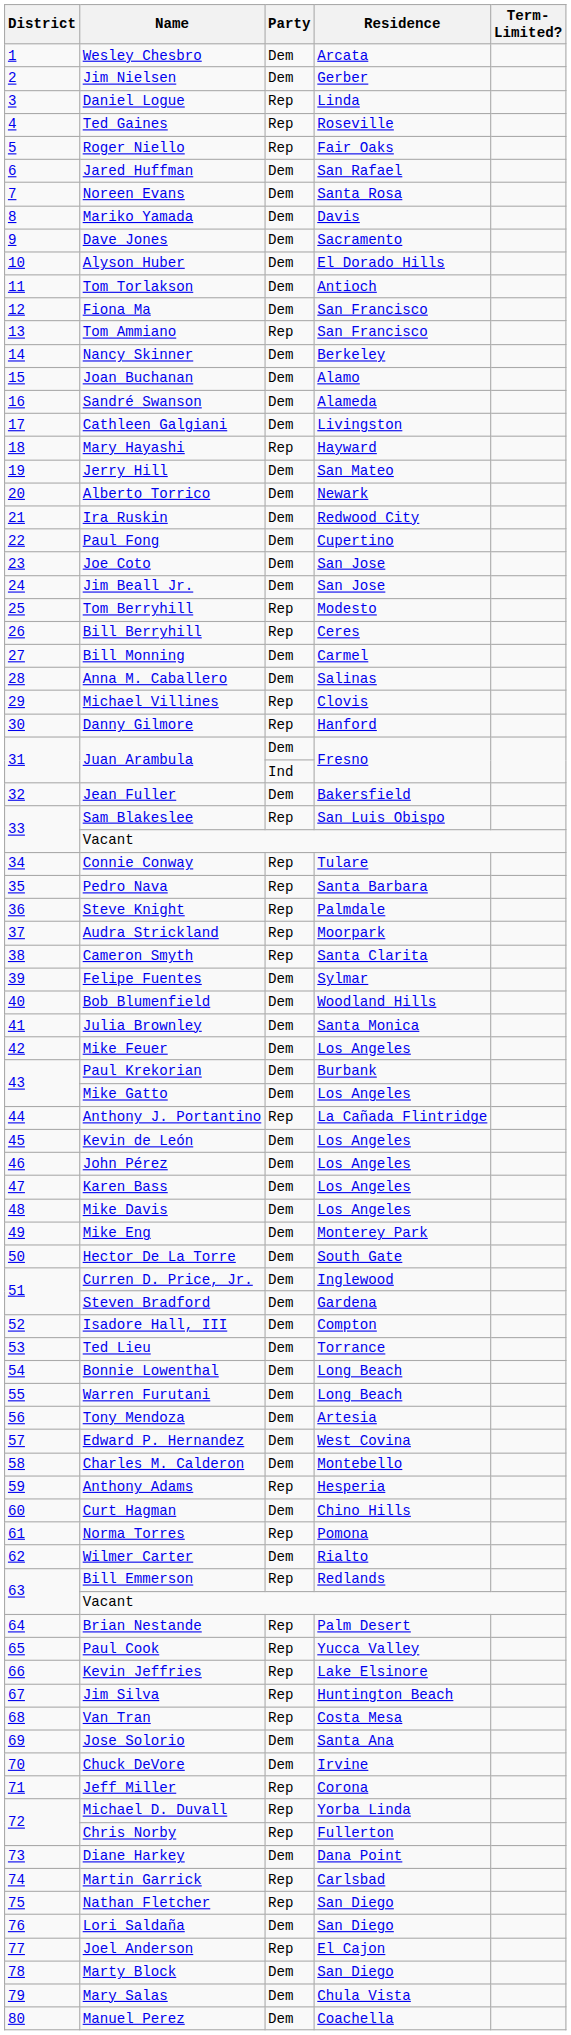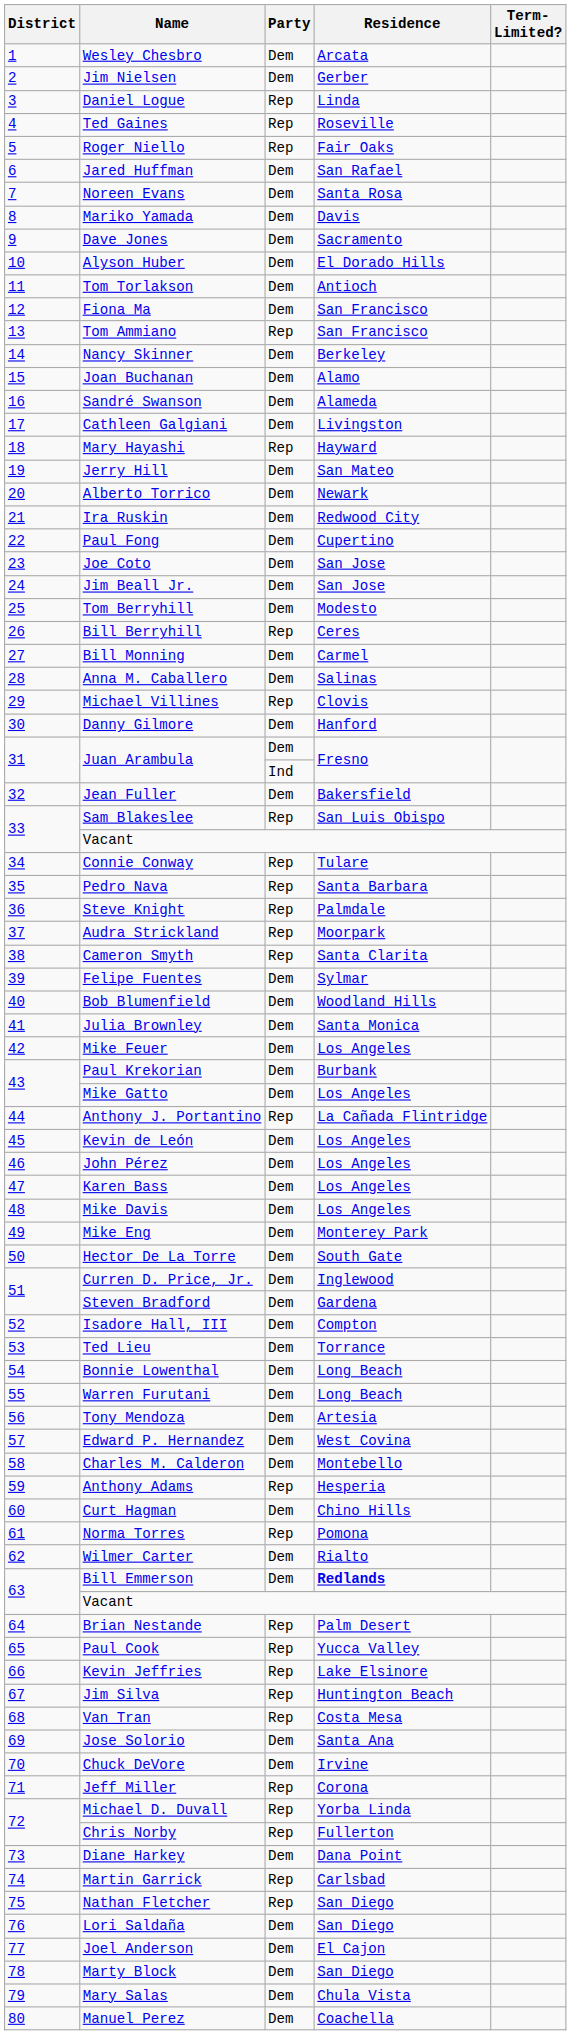(281, 610) Rep -> (281, 610) Dem
(281, 725) Rep -> (281, 725) Dem
(281, 1580) Rep -> (281, 1580) Dem
(351, 1580) normal -> (351, 1580) bold
(281, 1949) Rep -> (281, 1949) Dem
